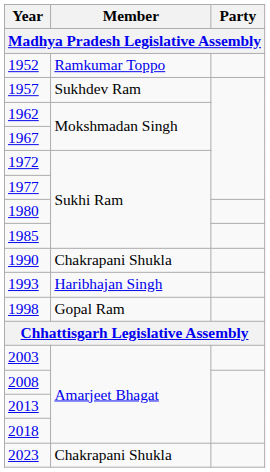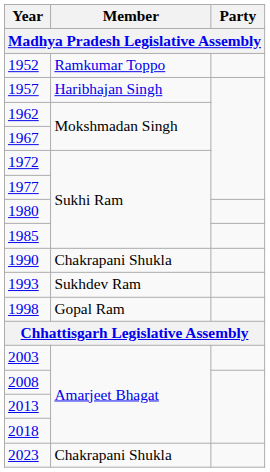(98, 89) Sukhdev Ram -> (108, 89) Haribhajan Singh
(108, 284) Haribhajan Singh -> (98, 284) Sukhdev Ram
